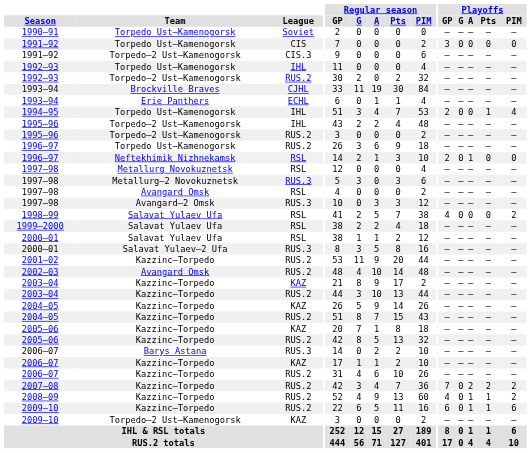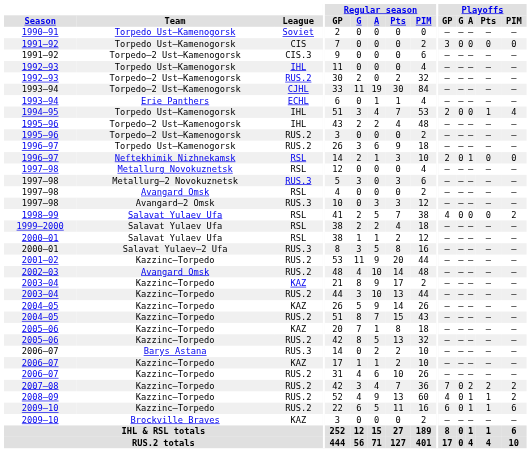(175, 89) Brockville Braves -> (175, 89) Torpedo–2 Ust–Kamenogorsk
(175, 420) Torpedo–2 Ust–Kamenogorsk -> (175, 420) Brockville Braves
